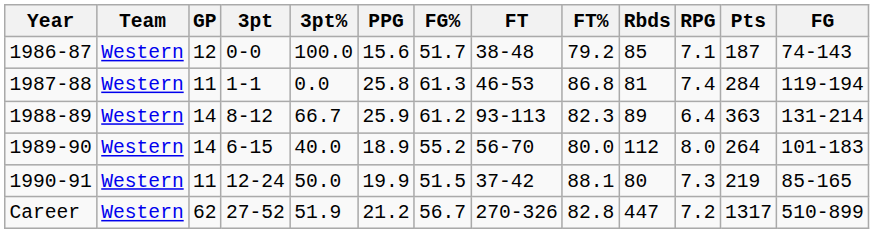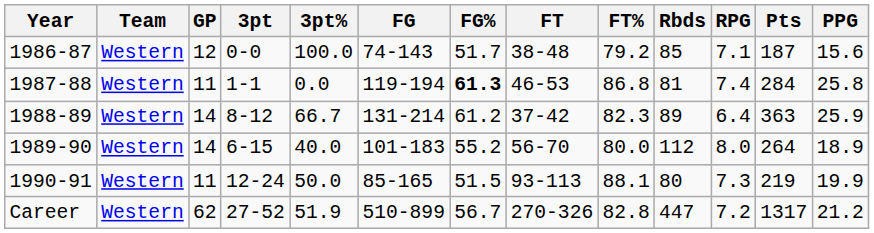columns swapped: (823, 21) <-> (386, 21)
(443, 85) normal -> (478, 85) bold
(511, 117) 93-113 -> (540, 117) 37-42
(505, 181) 37-42 -> (546, 181) 93-113
